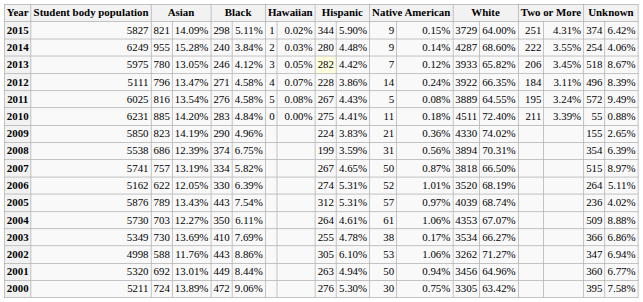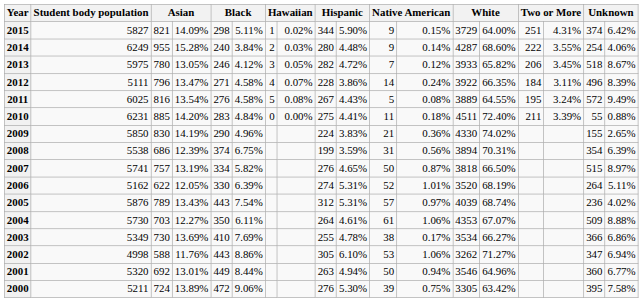(326, 64) lightyellow background -> (326, 64) no background
(353, 64) 4.42% -> (353, 64) 4.72%
(162, 133) 823 -> (162, 133) 830
(326, 168) 267 -> (326, 168) 276
(466, 271) 3456 -> (466, 271) 3546
(389, 289) 30 -> (389, 289) 39
